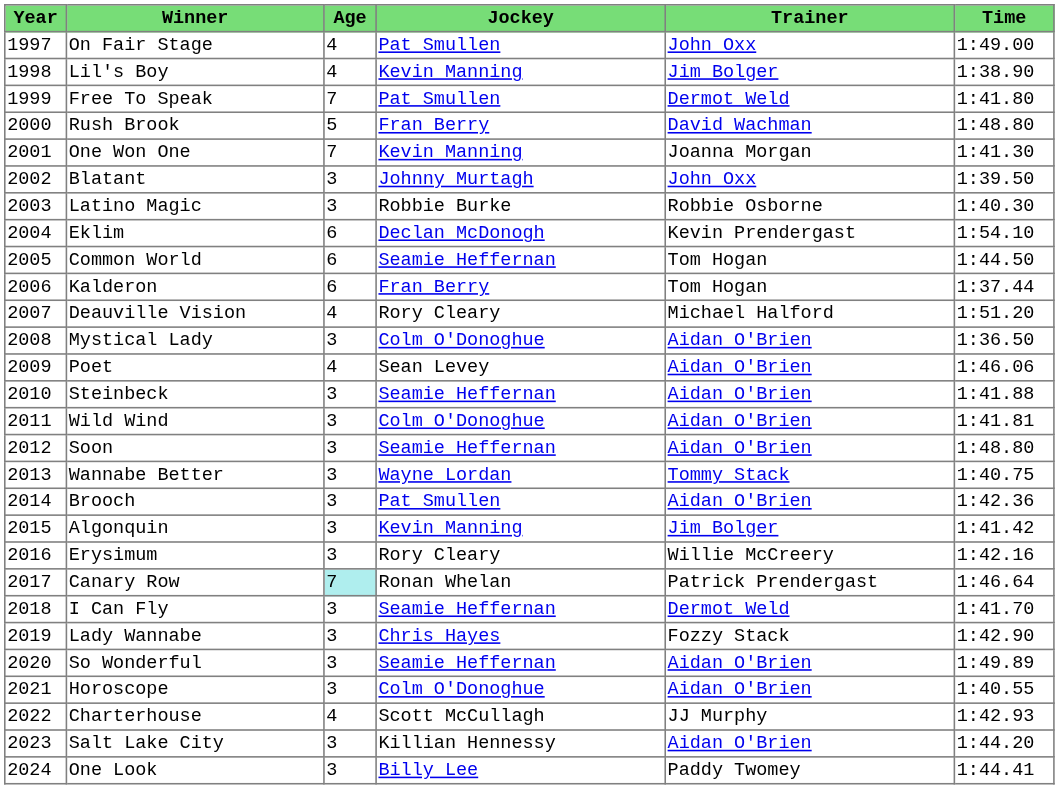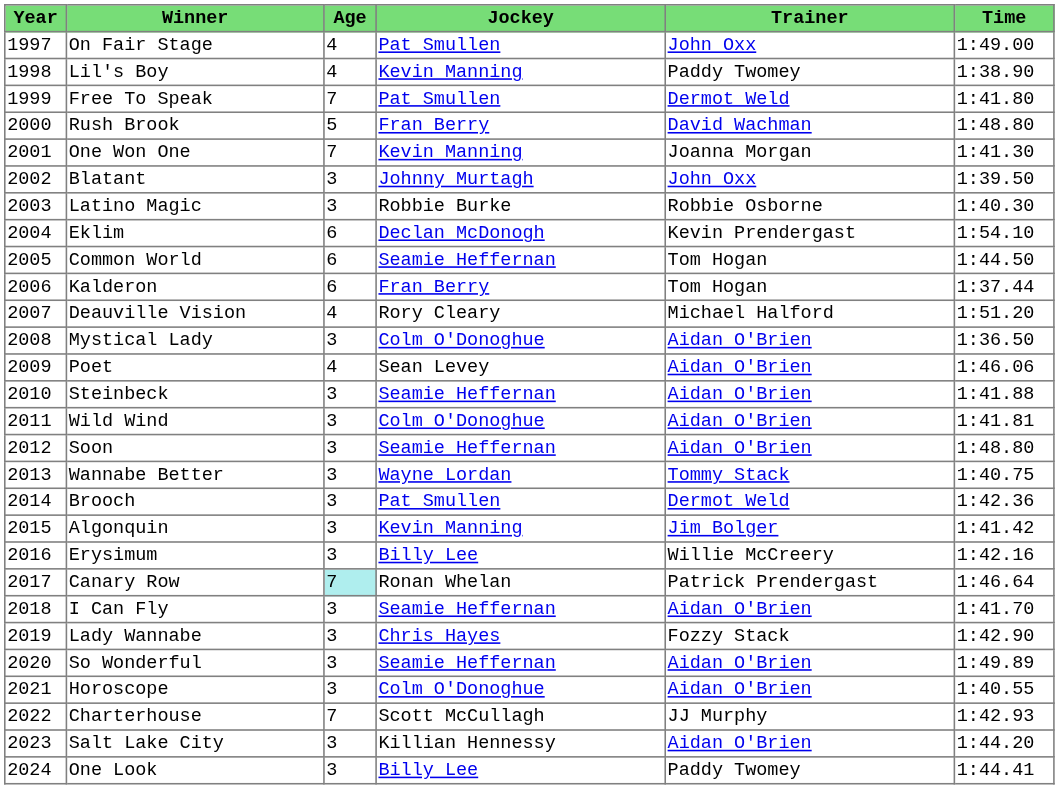(723, 72) Jim Bolger -> (734, 72) Paddy Twomey
(740, 502) Aidan O'Brien -> (729, 502) Dermot Weld
(439, 555) Rory Cleary -> (428, 555) Billy Lee
(729, 609) Dermot Weld -> (740, 609) Aidan O'Brien
(332, 717) 4 -> (332, 717) 7
